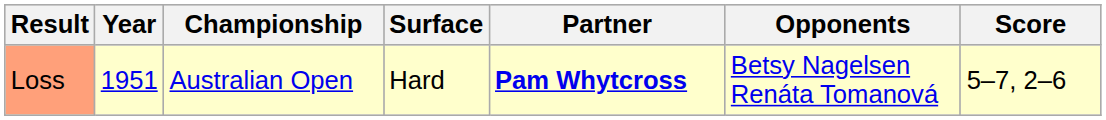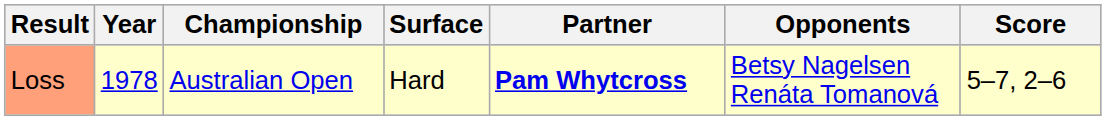(129, 79) 1951 -> (129, 79) 1978
